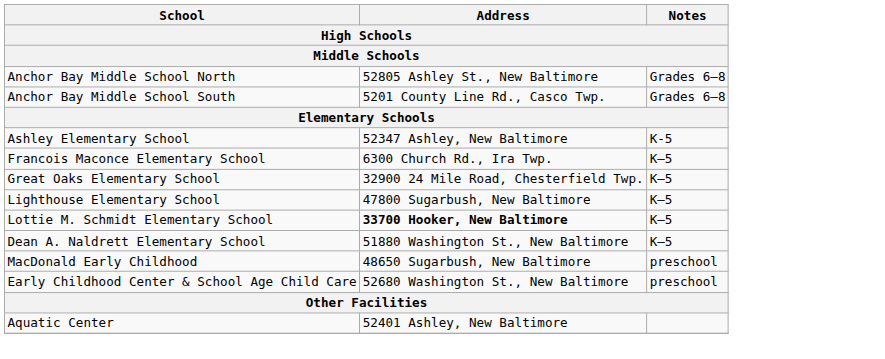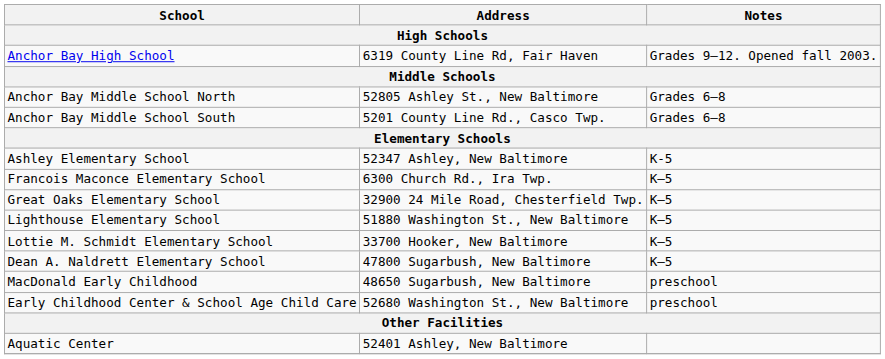+ row: (91, 56)
(477, 200) 47800 Sugarbush, New Baltimore -> (496, 220) 51880 Washington St., New Baltimore
(465, 220) bold -> (465, 241) normal
(496, 241) 51880 Washington St., New Baltimore -> (477, 261) 47800 Sugarbush, New Baltimore
